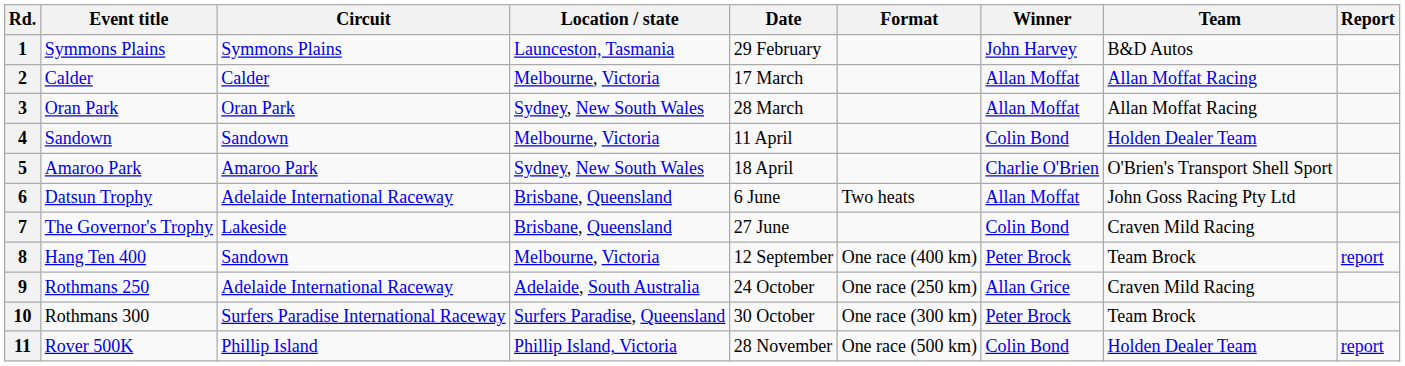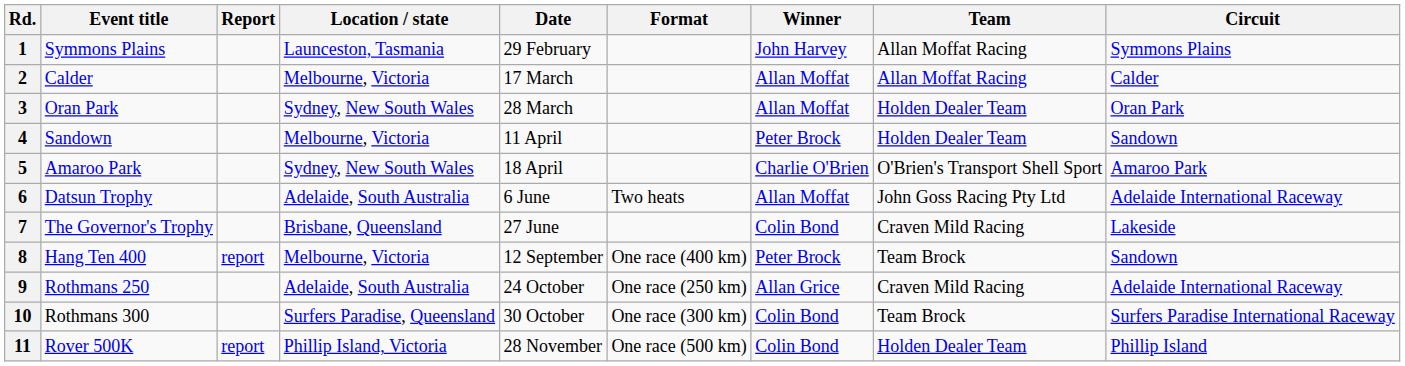columns swapped: (363, 19) <-> (1368, 19)
(1150, 49) B&D Autos -> (952, 49) Allan Moffat Racing
(1182, 108) Allan Moffat Racing -> (952, 108) Holden Dealer Team
(1027, 138) Colin Bond -> (798, 138) Peter Brock
(593, 197) Brisbane, Queensland -> (376, 197) Adelaide, South Australia
(1028, 316) Peter Brock -> (797, 316) Colin Bond
